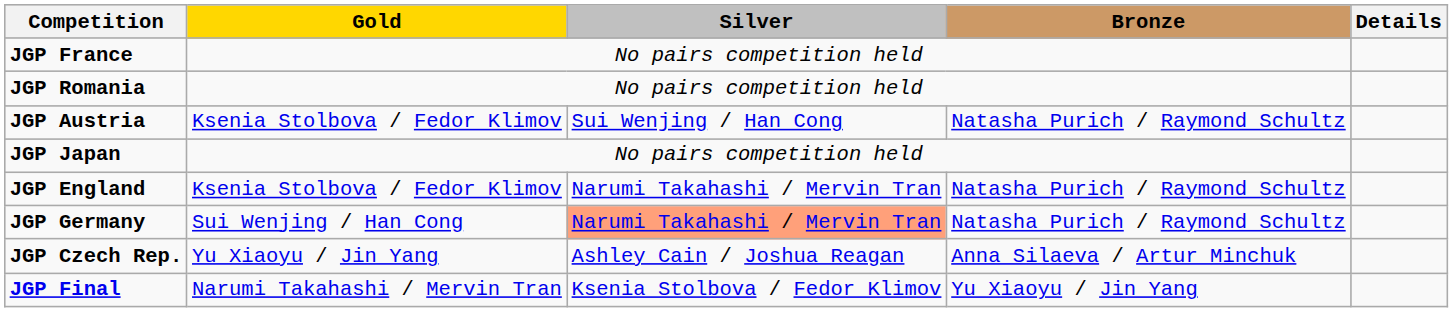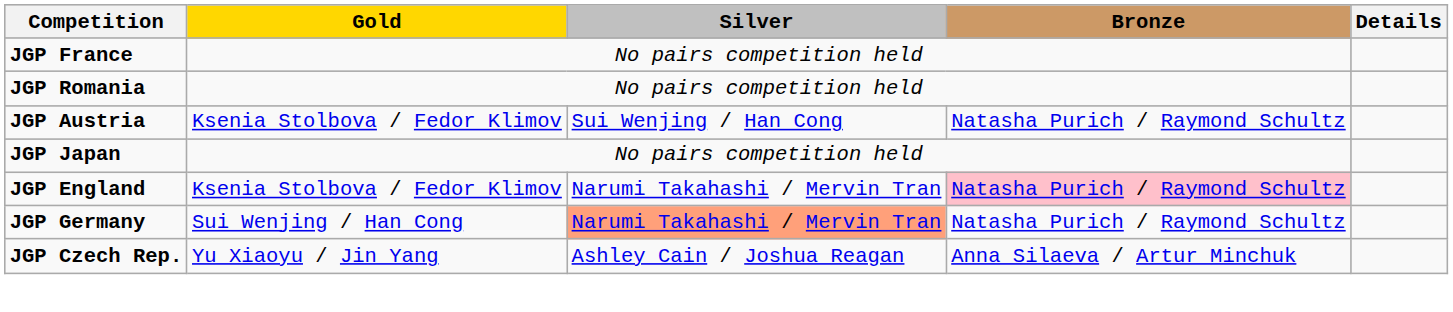(1148, 189) no background -> (1148, 189) pink background
- row: (65, 289)
